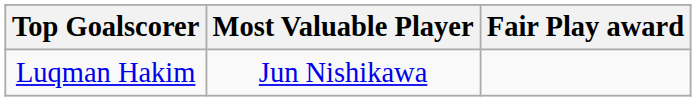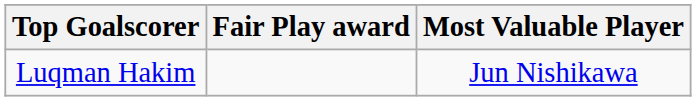columns swapped: (343, 27) <-> (585, 27)
